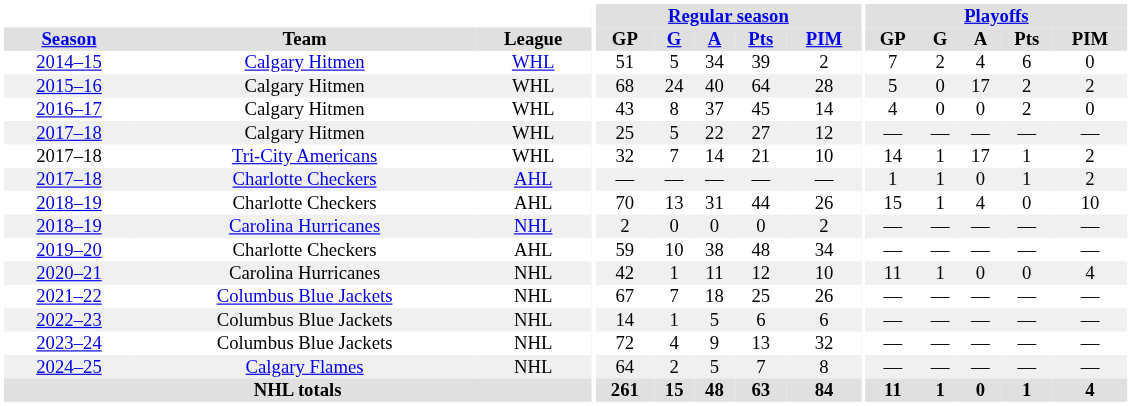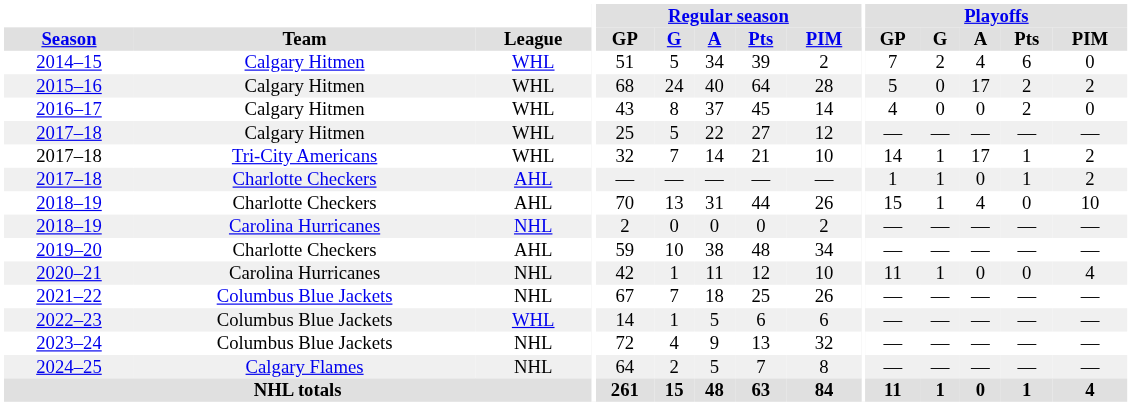(533, 319) NHL -> (533, 319) WHL
